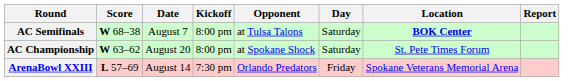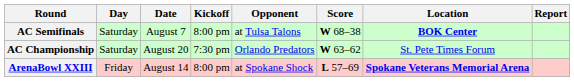columns swapped: (341, 13) <-> (120, 13)
(214, 49) 8:00 pm -> (212, 49) 7:30 pm
(276, 49) at Spokane Shock -> (275, 49) Orlando Predators
(214, 67) 7:30 pm -> (212, 67) 8:00 pm
(277, 67) Orlando Predators -> (274, 67) at Spokane Shock
(442, 67) normal -> (448, 67) bold
